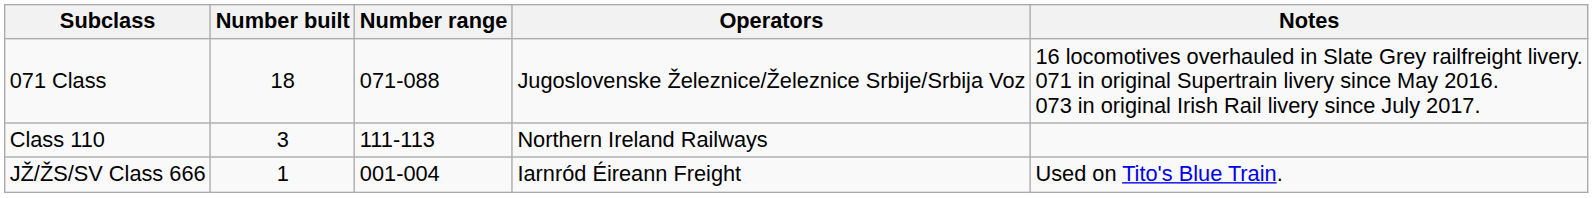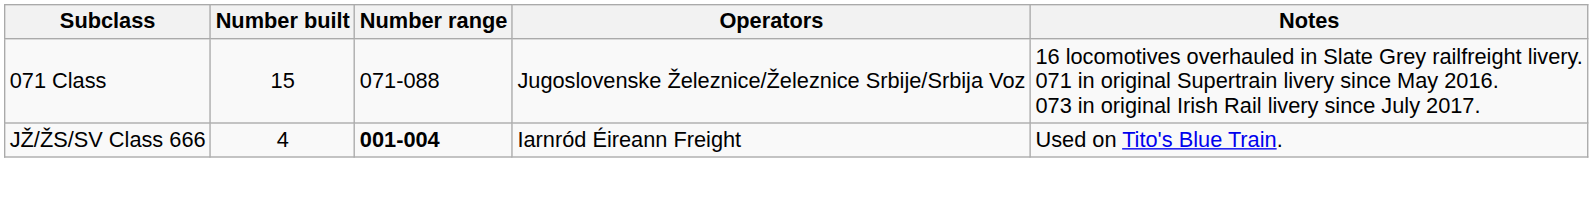(283, 80) 18 -> (283, 80) 15
- row: (57, 139)
(283, 174) 1 -> (283, 139) 4
(400, 174) normal -> (400, 139) bold
